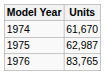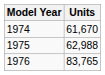(82, 45) 62,987 -> (82, 45) 62,988
